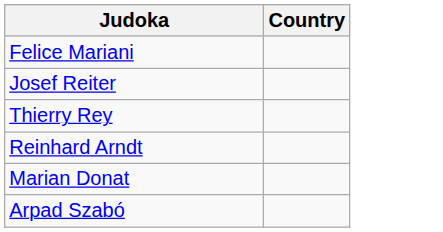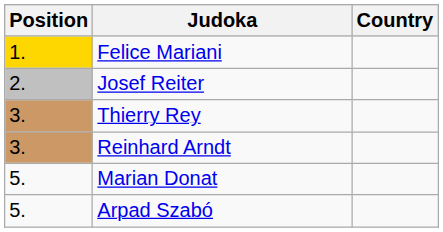+ column: (49, 20)
